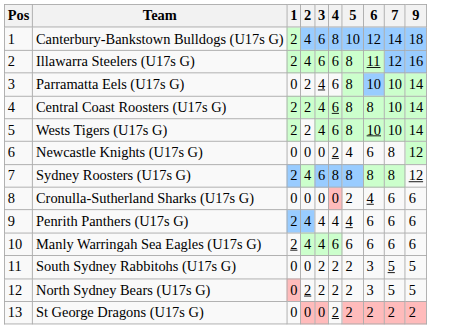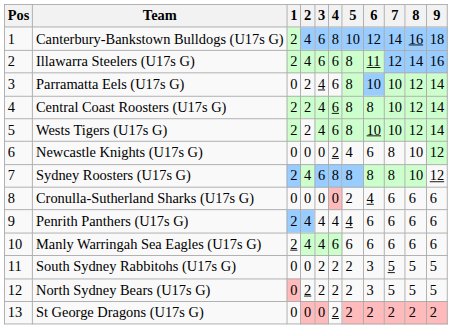+ column: (416, 15)
